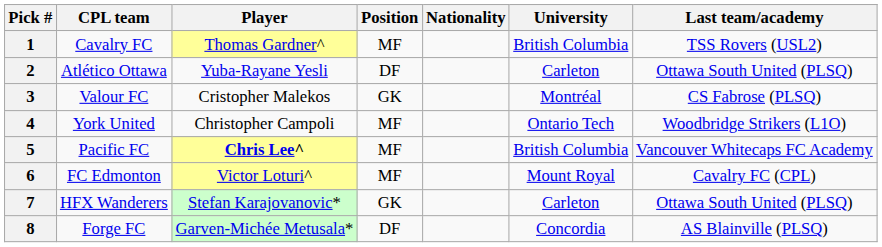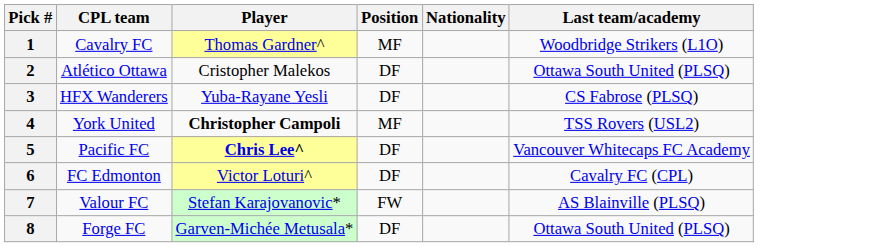- column: (571, 17)
(754, 44) TSS Rovers (USL2) -> (632, 44) Woodbridge Strikers (L1O)
(264, 70) Yuba-Rayane Yesli -> (264, 70) Cristopher Malekos
(114, 96) Valour FC -> (114, 96) HFX Wanderers
(264, 96) Cristopher Malekos -> (264, 96) Yuba-Rayane Yesli
(390, 96) GK -> (390, 96) DF
(264, 123) normal -> (264, 123) bold
(754, 123) Woodbridge Strikers (L1O) -> (632, 123) TSS Rovers (USL2)
(390, 149) MF -> (390, 149) DF
(390, 176) MF -> (390, 176) DF
(114, 202) HFX Wanderers -> (114, 202) Valour FC
(390, 202) GK -> (390, 202) FW
(754, 202) Ottawa South United (PLSQ) -> (632, 202) AS Blainville (PLSQ)
(754, 228) AS Blainville (PLSQ) -> (632, 228) Ottawa South United (PLSQ)
